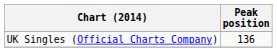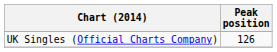(246, 39) 136 -> (246, 39) 126
